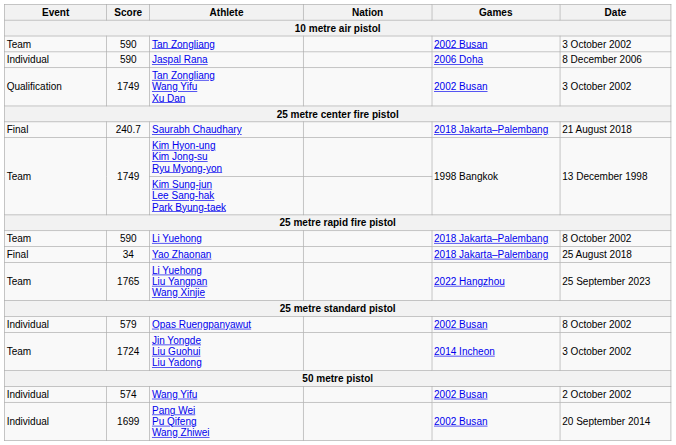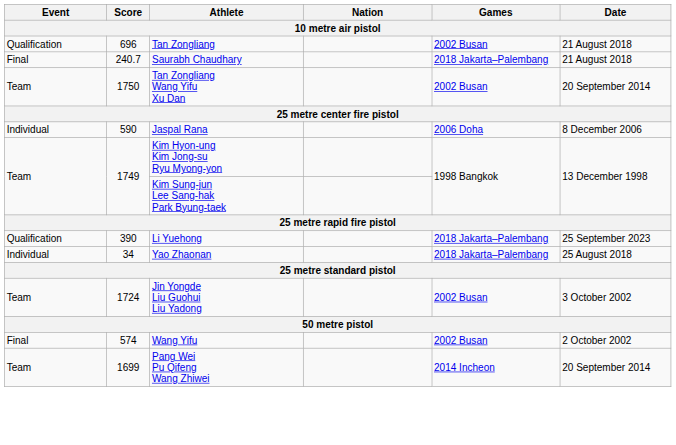(19, 44) Team -> (34, 44) Qualification
(128, 44) 590 -> (128, 44) 696
(597, 44) 3 October 2002 -> (597, 44) 21 August 2018
rows swapped: (197, 130) <-> (180, 60)
(34, 87) Qualification -> (19, 87) Team
(128, 87) 1749 -> (128, 87) 1750
(597, 87) 3 October 2002 -> (606, 87) 20 September 2014
(19, 239) Team -> (34, 239) Qualification
(128, 239) 590 -> (128, 239) 390
(597, 239) 8 October 2002 -> (606, 239) 25 September 2023
(18, 254) Final -> (28, 254) Individual
- row: (180, 282)
- row: (202, 325)
(464, 352) 2014 Incheon -> (461, 297) 2002 Busan
(28, 395) Individual -> (18, 340) Final
(28, 422) Individual -> (19, 368) Team
(461, 422) 2002 Busan -> (464, 368) 2014 Incheon
